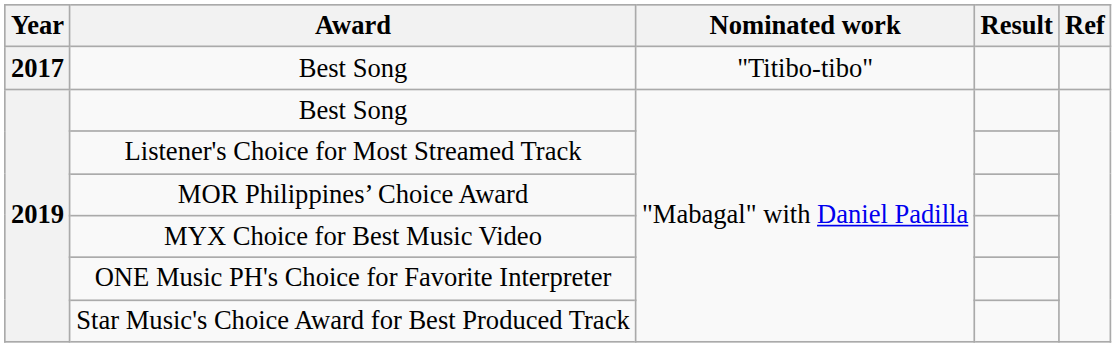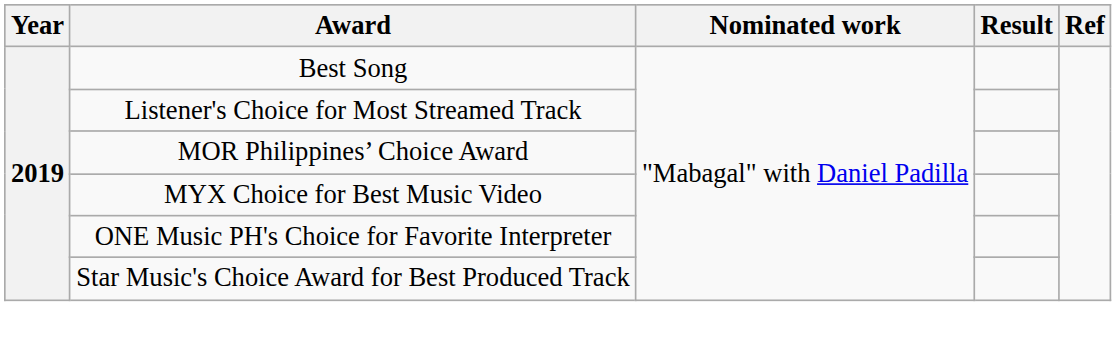- row: (38, 67)
